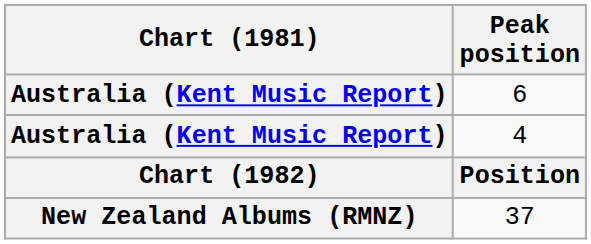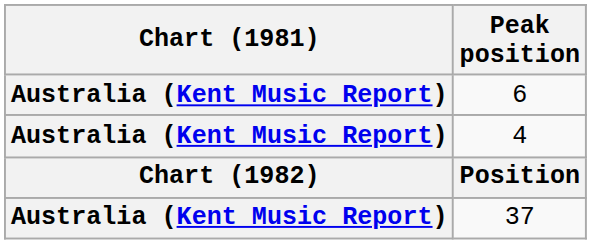(229, 218) New Zealand Albums (RMNZ) -> (229, 218) Australia (Kent Music Report)
